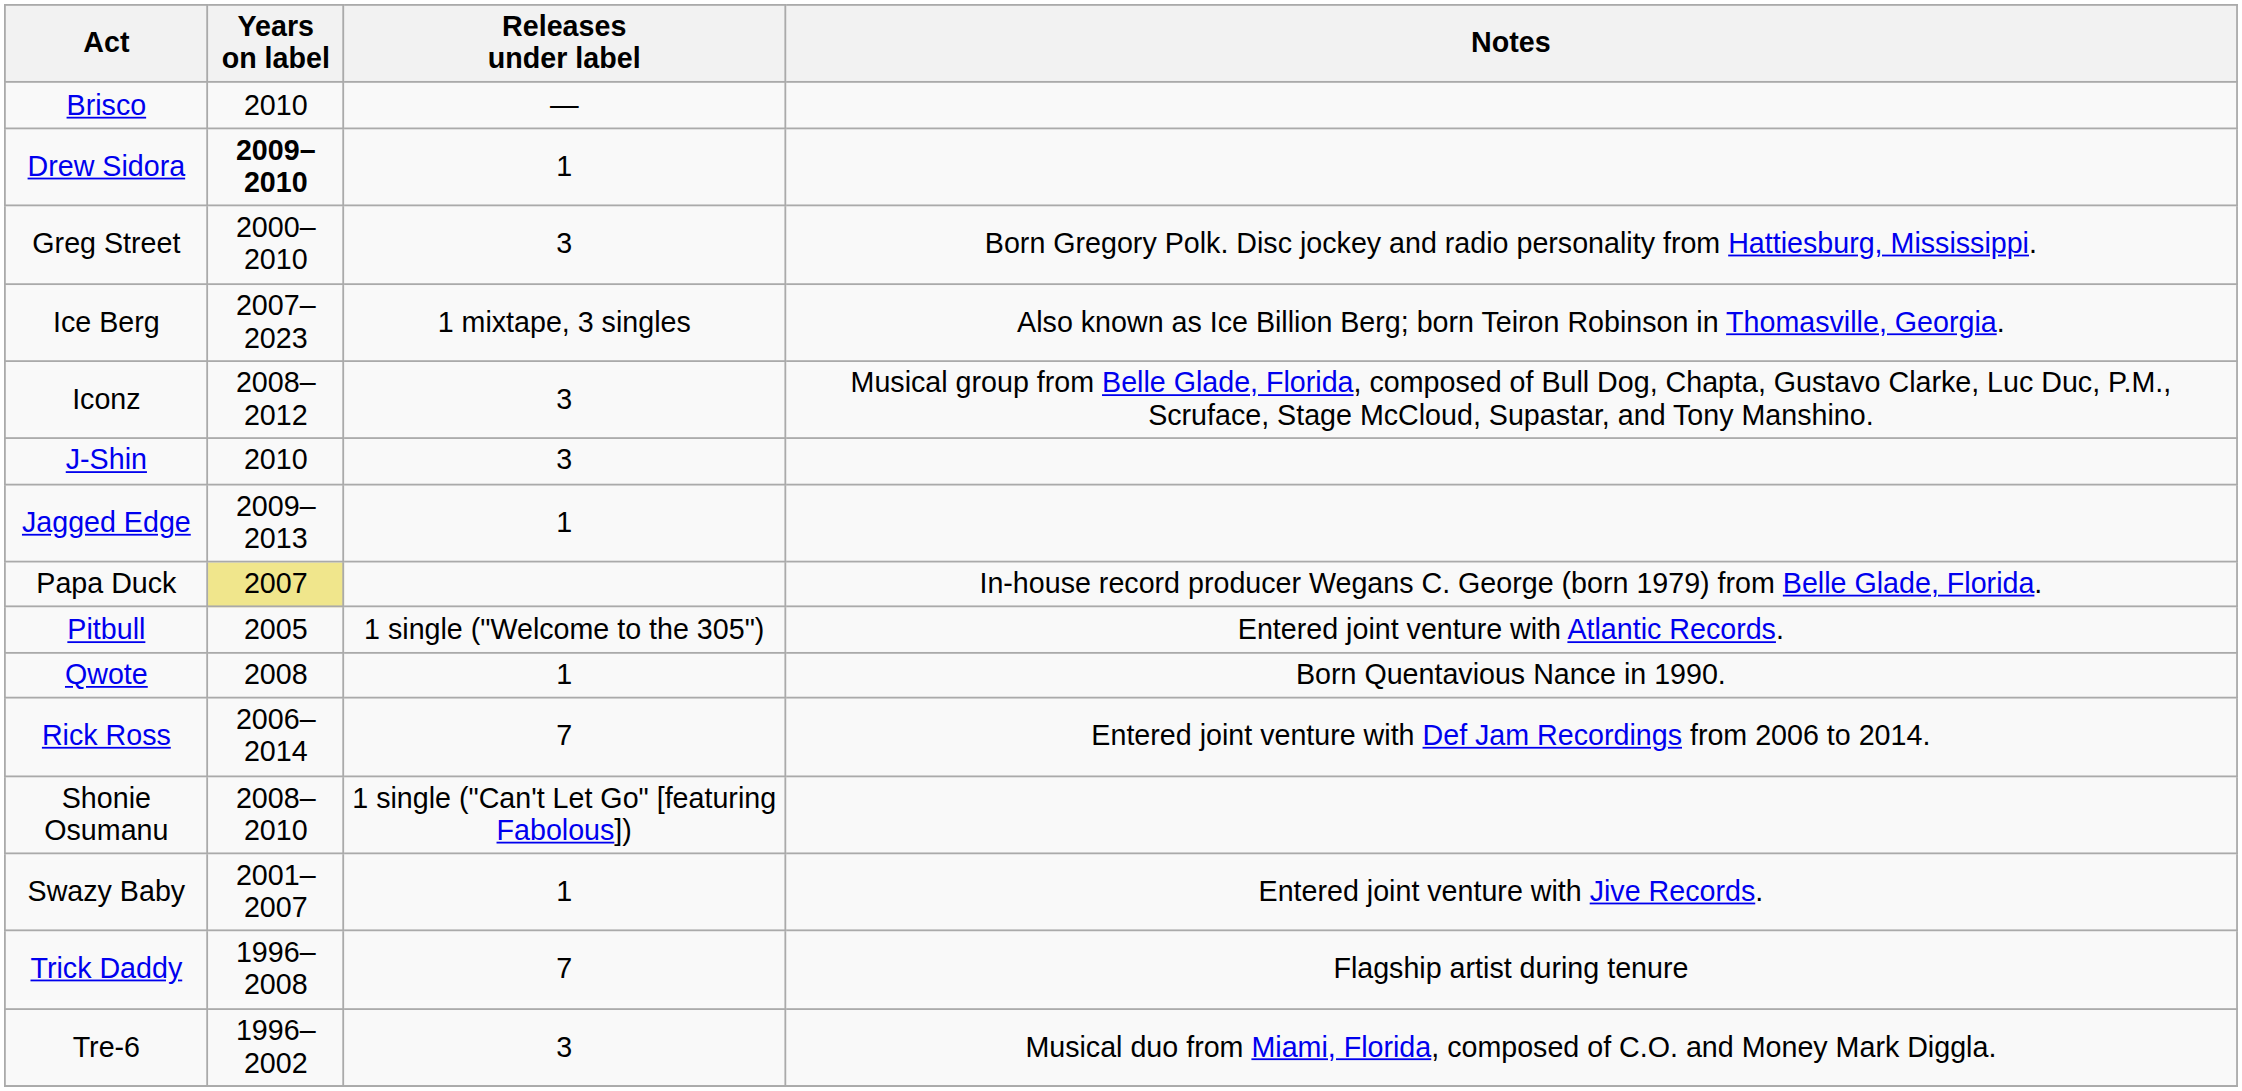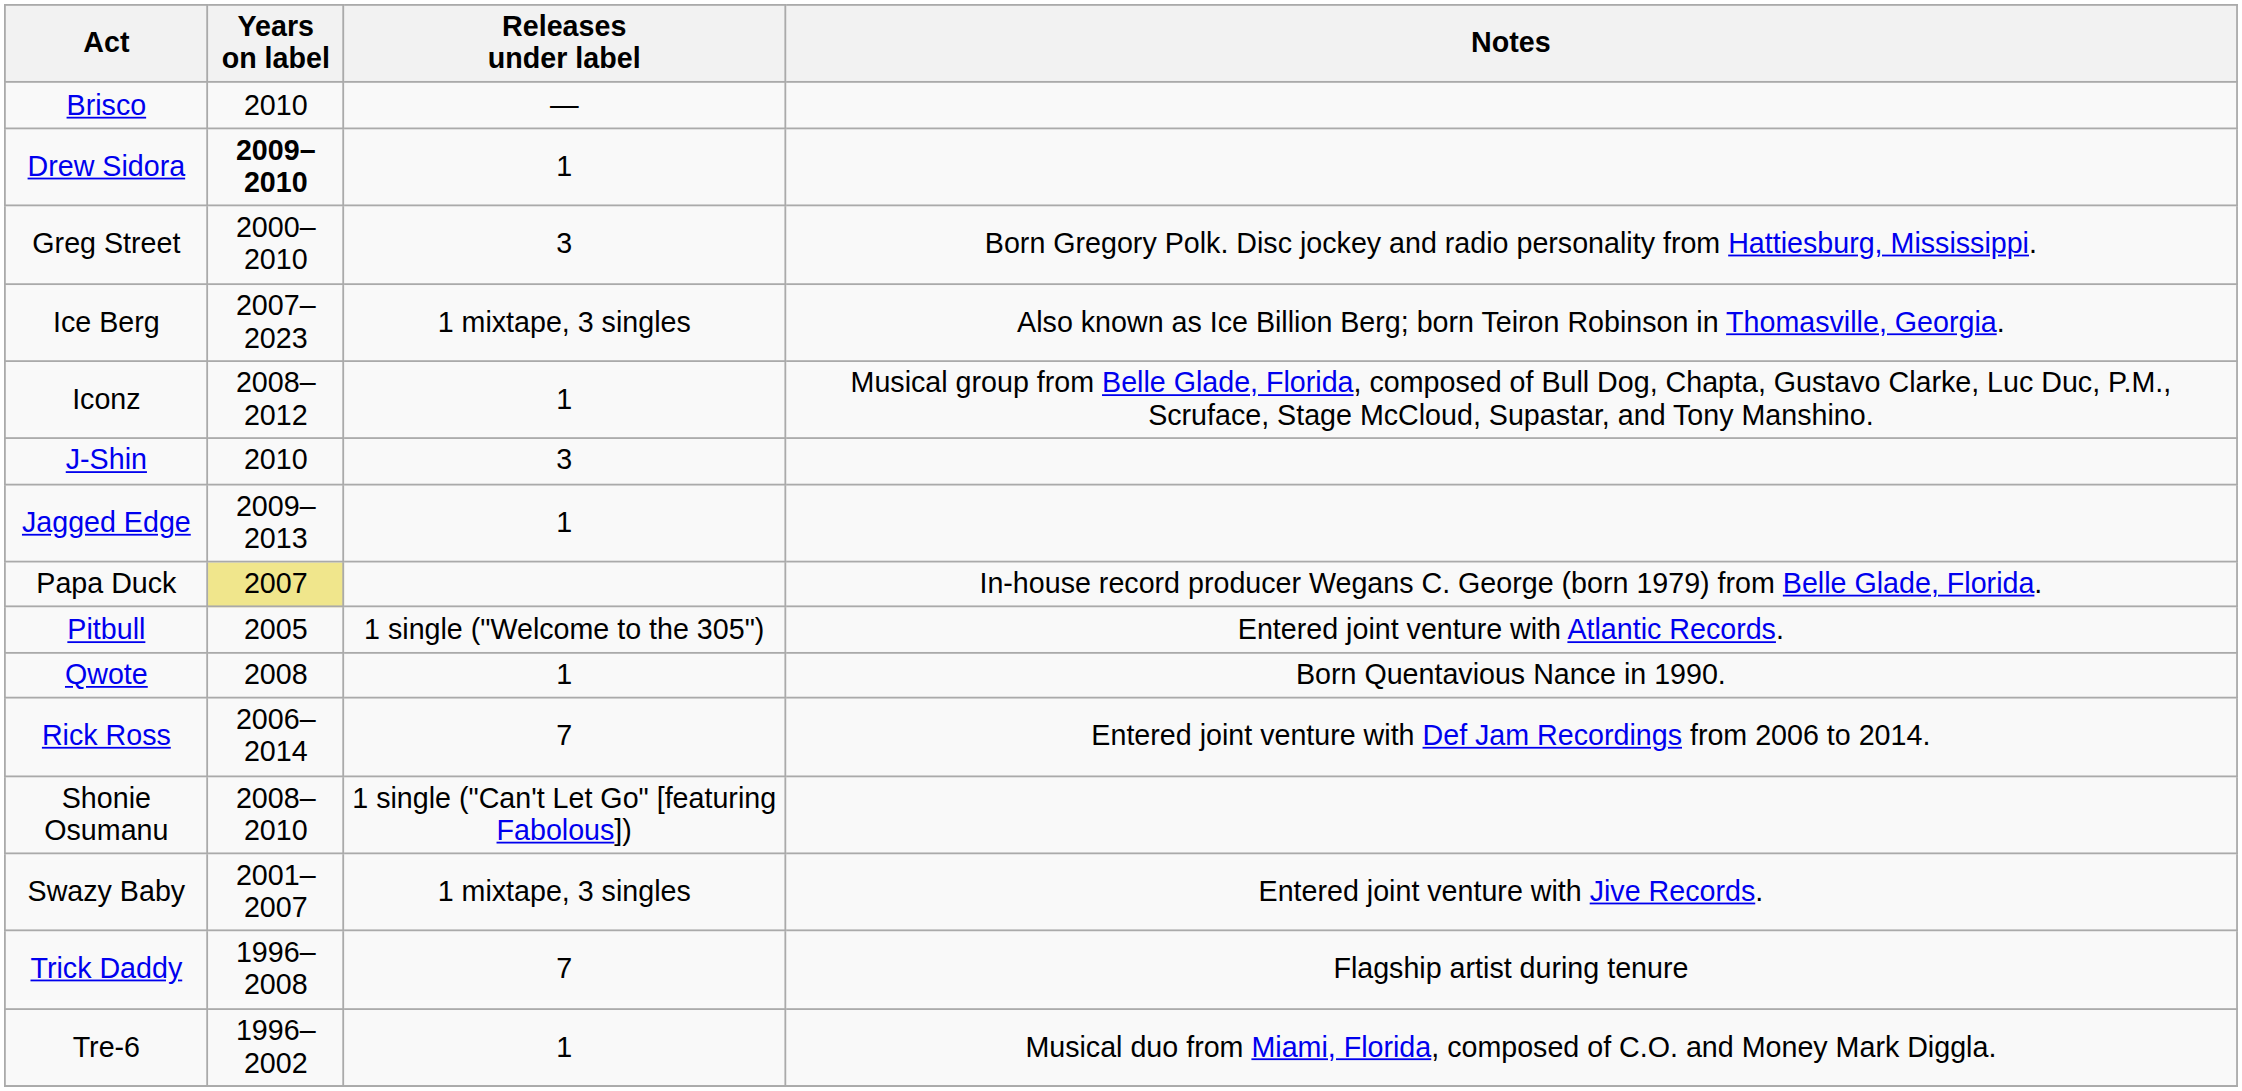(564, 399) 3 -> (564, 399) 1
(564, 891) 1 -> (564, 891) 1 mixtape, 3 singles
(564, 1046) 3 -> (564, 1046) 1
